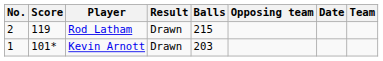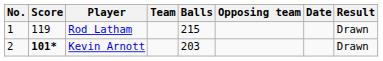columns swapped: (362, 13) <-> (169, 13)
(10, 30) 2 -> (10, 30) 1
(10, 48) 1 -> (10, 48) 2
(44, 48) normal -> (44, 48) bold
